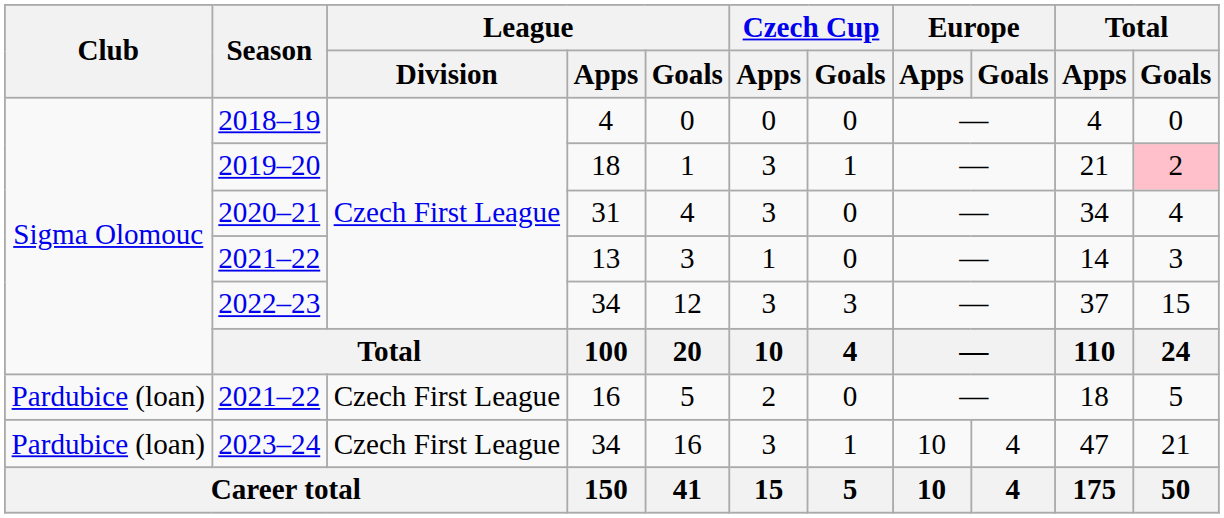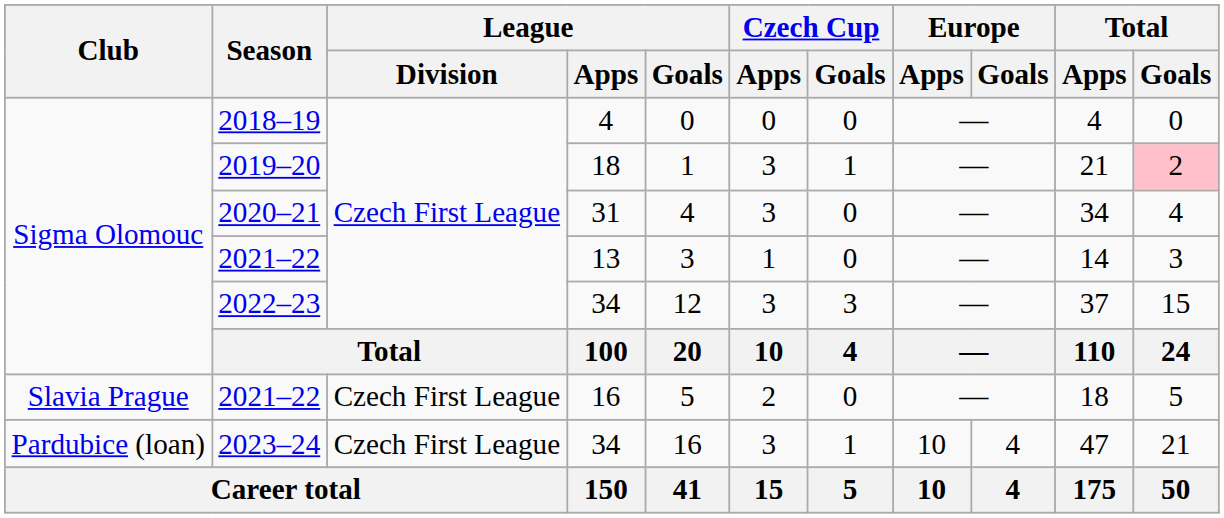(108, 397) Pardubice (loan) -> (108, 397) Slavia Prague
